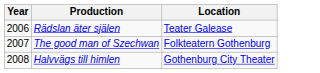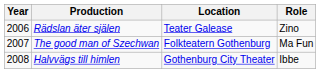+ column: (296, 12)
